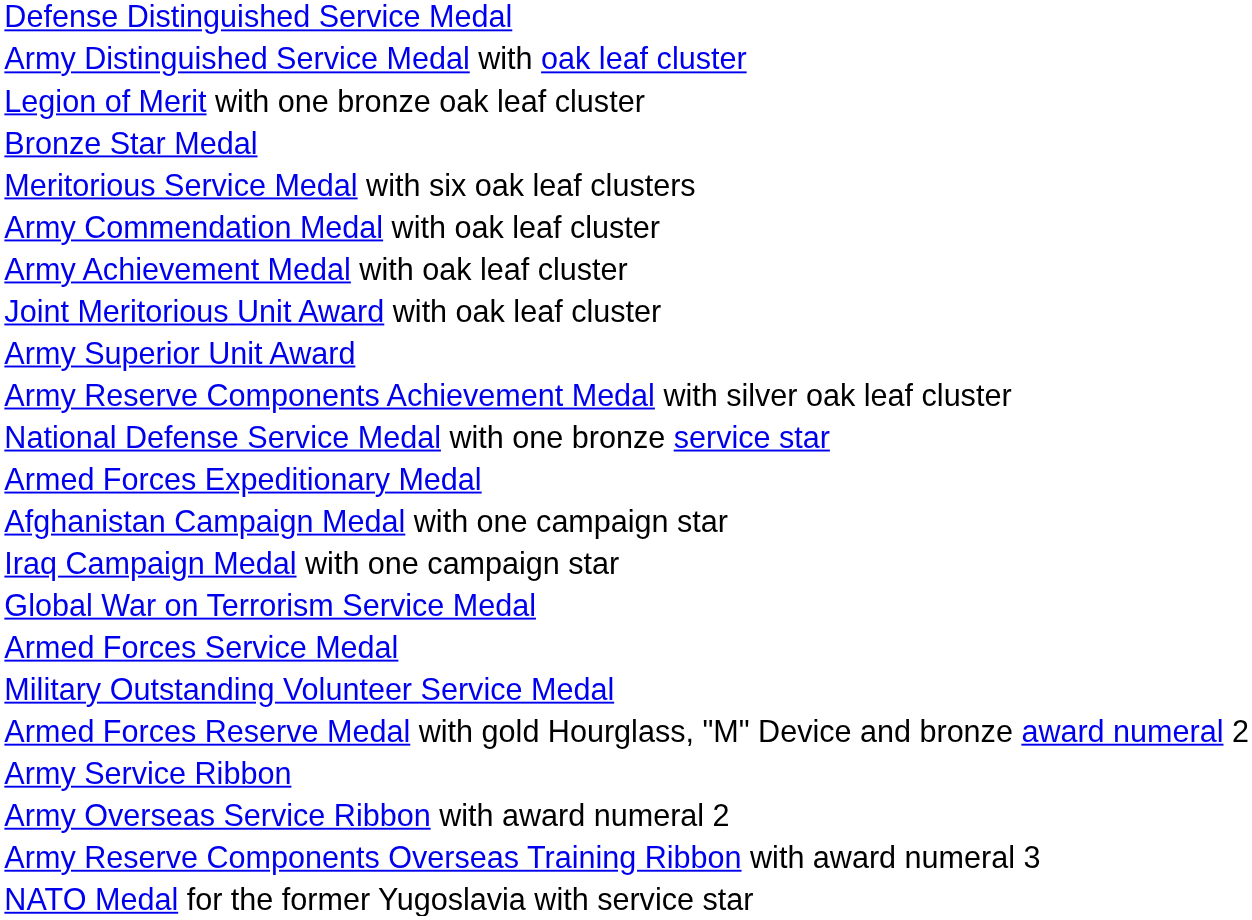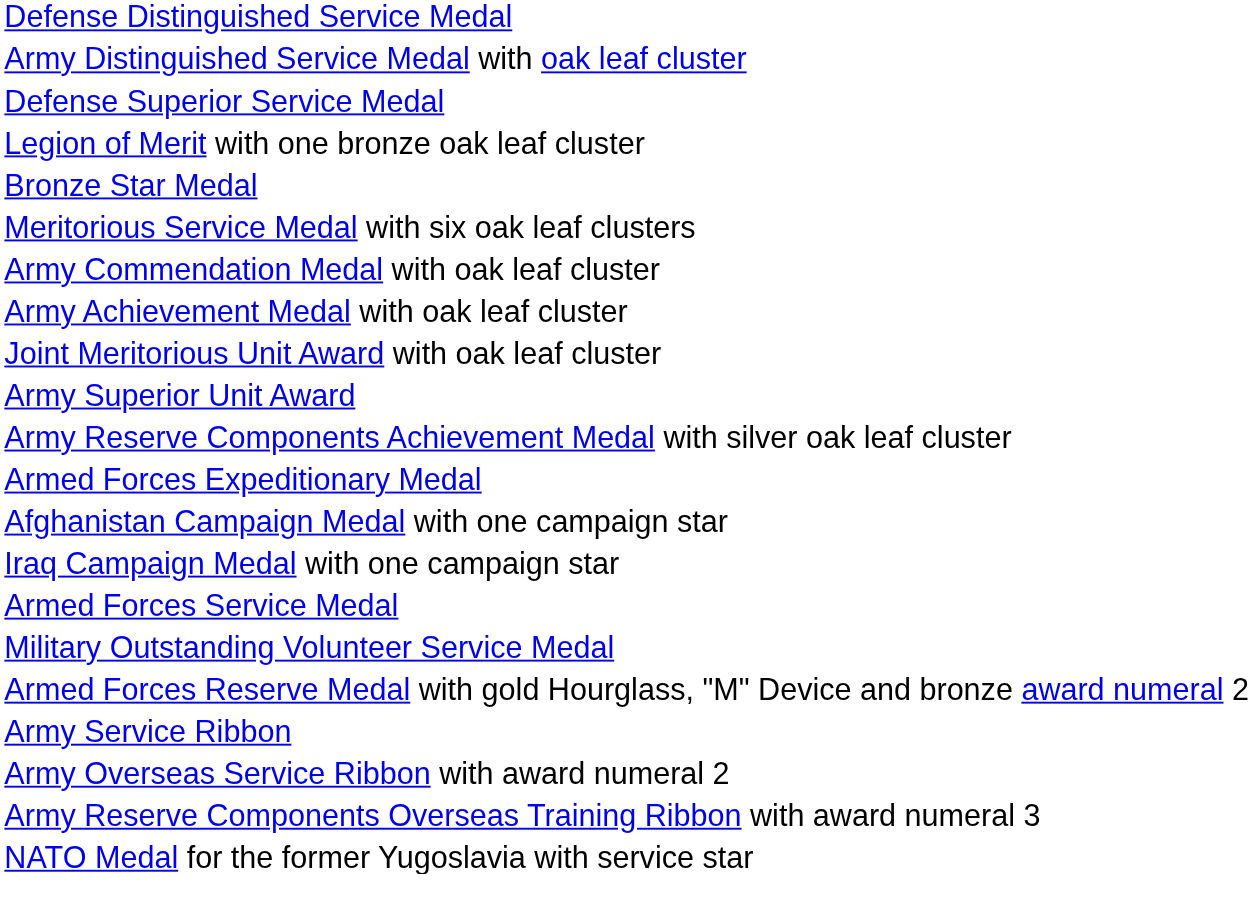+ row: (224, 101)
- row: (417, 437)
- row: (270, 605)
